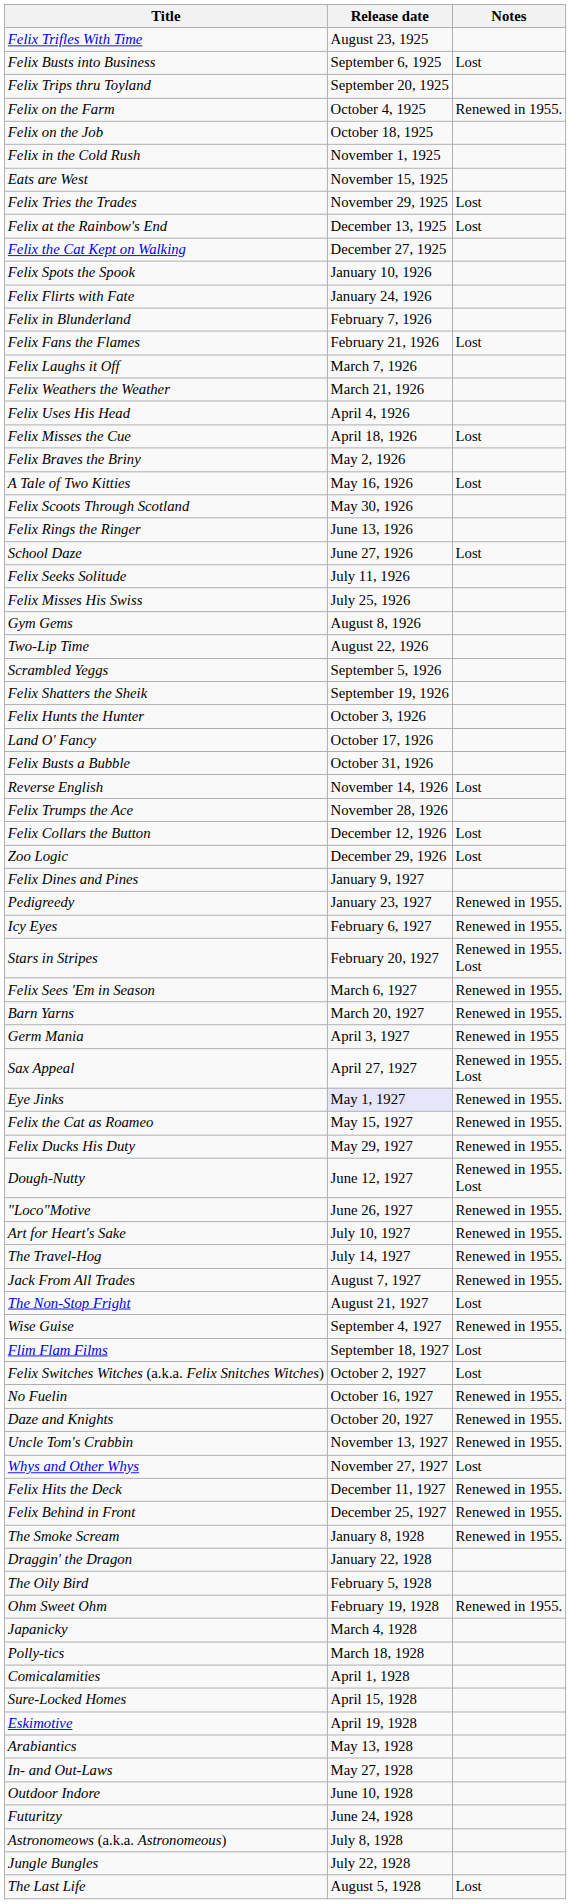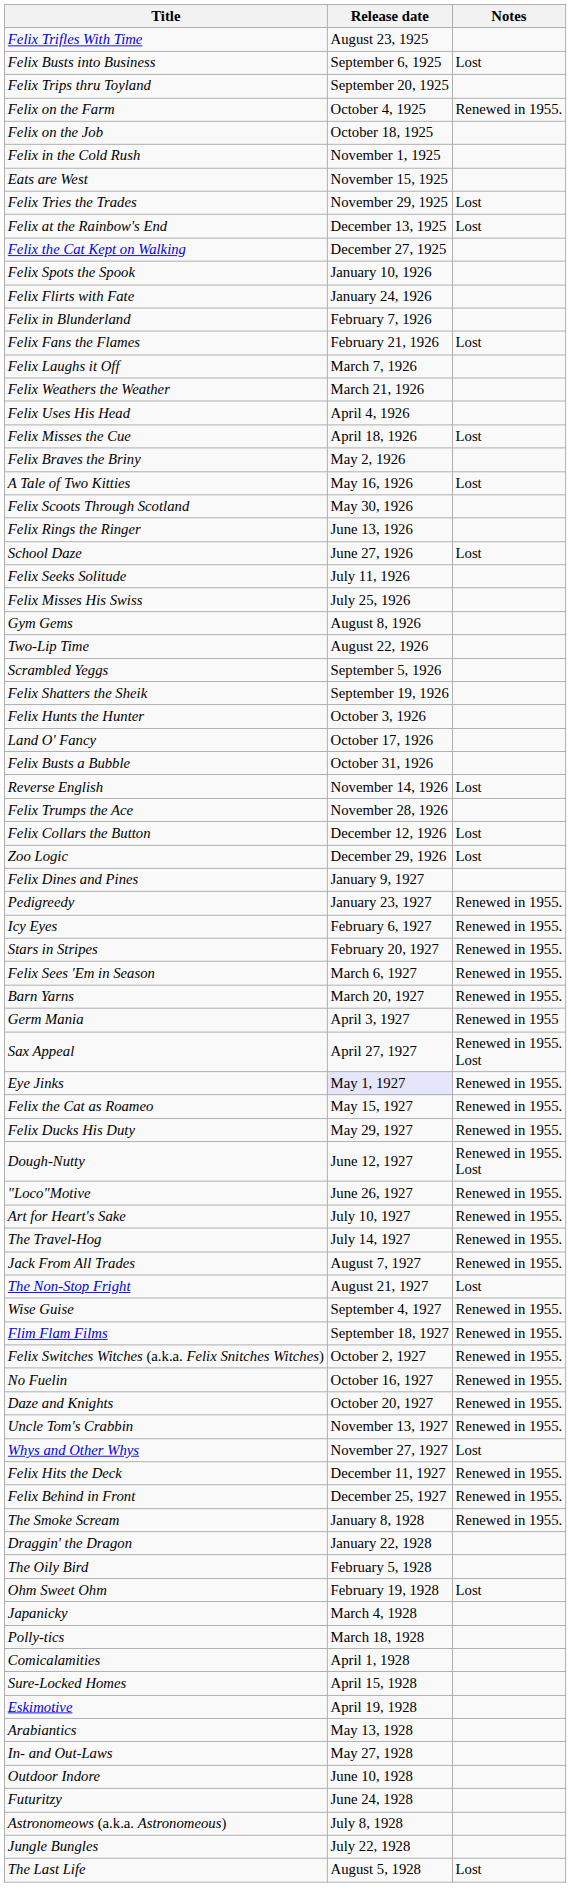(509, 958) Renewed in 1955. Lost -> (509, 949) Renewed in 1955.
(469, 1349) Lost -> (509, 1333) Renewed in 1955.
(469, 1373) Lost -> (509, 1356) Renewed in 1955.
(509, 1606) Renewed in 1955. -> (469, 1590) Lost
